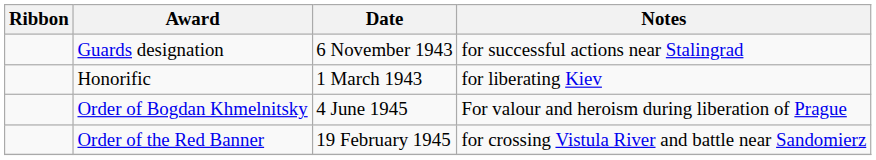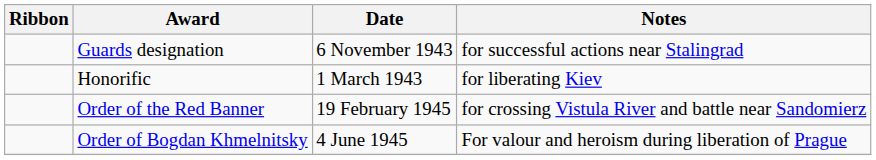rows swapped: (171, 139) <-> (193, 109)
